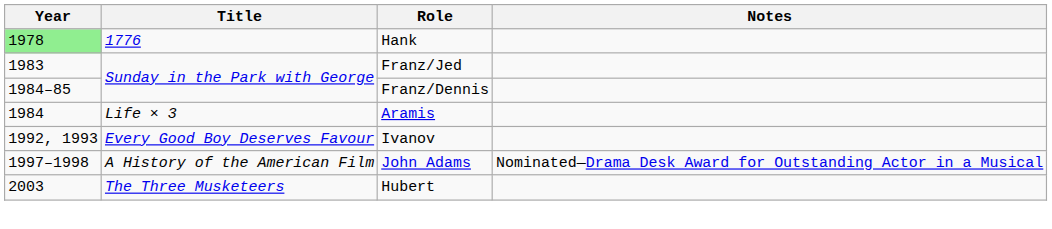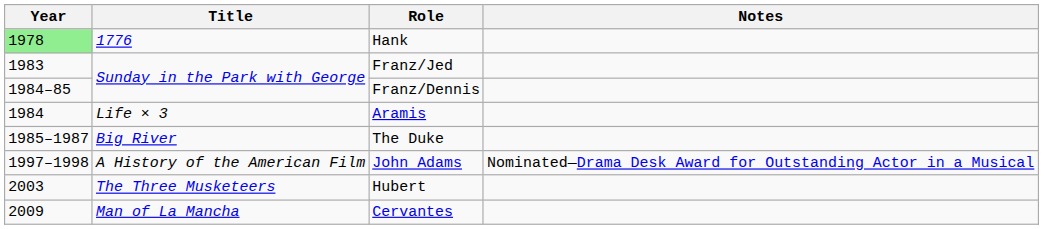+ row: (408, 139)
- row: (408, 139)
+ row: (413, 212)
